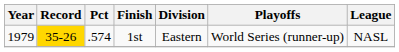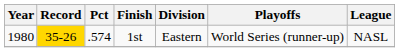(21, 36) 1979 -> (21, 36) 1980
